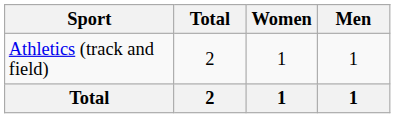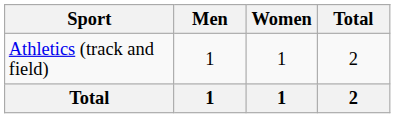columns swapped: (353, 19) <-> (210, 19)
